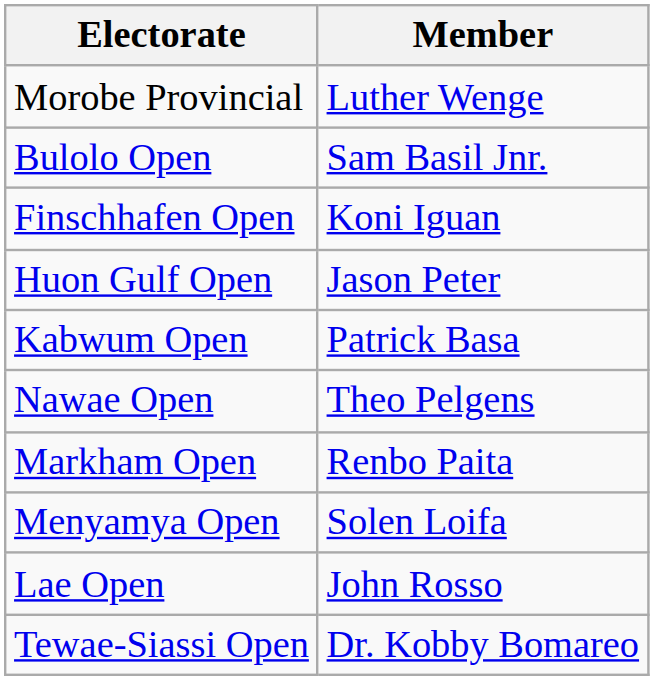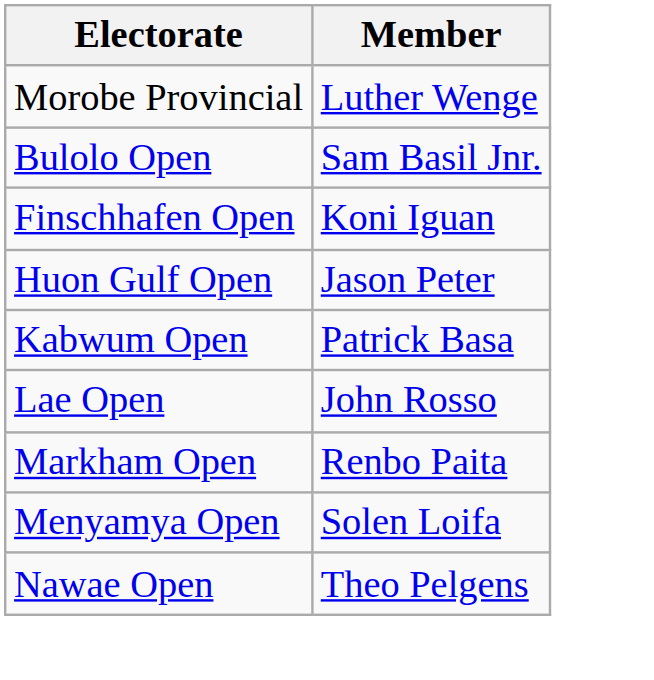rows swapped: (89, 583) <-> (114, 400)
- row: (161, 643)
